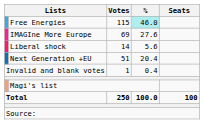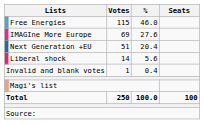(149, 22) paleturquoise background -> (149, 22) no background
rows swapped: (51, 58) <-> (38, 46)
